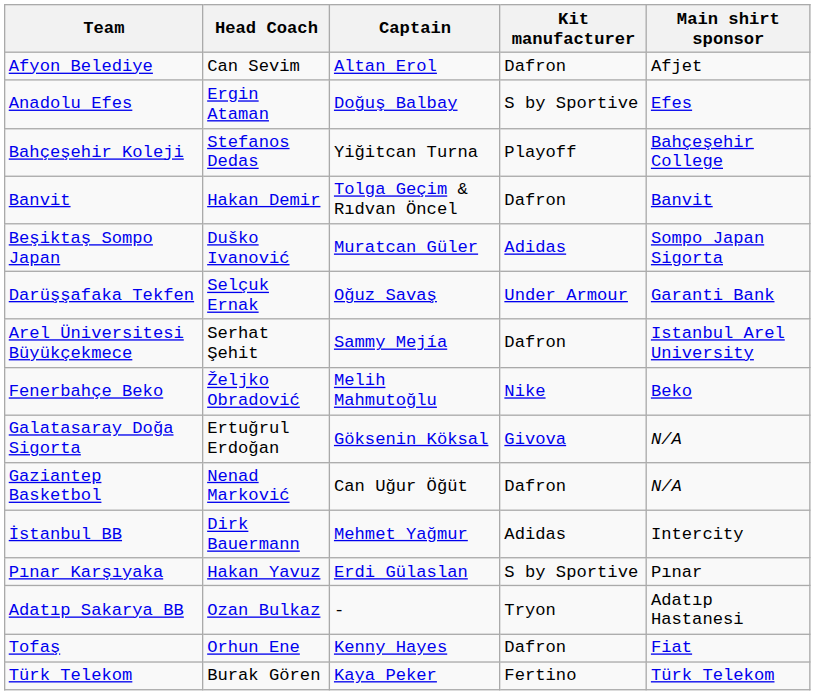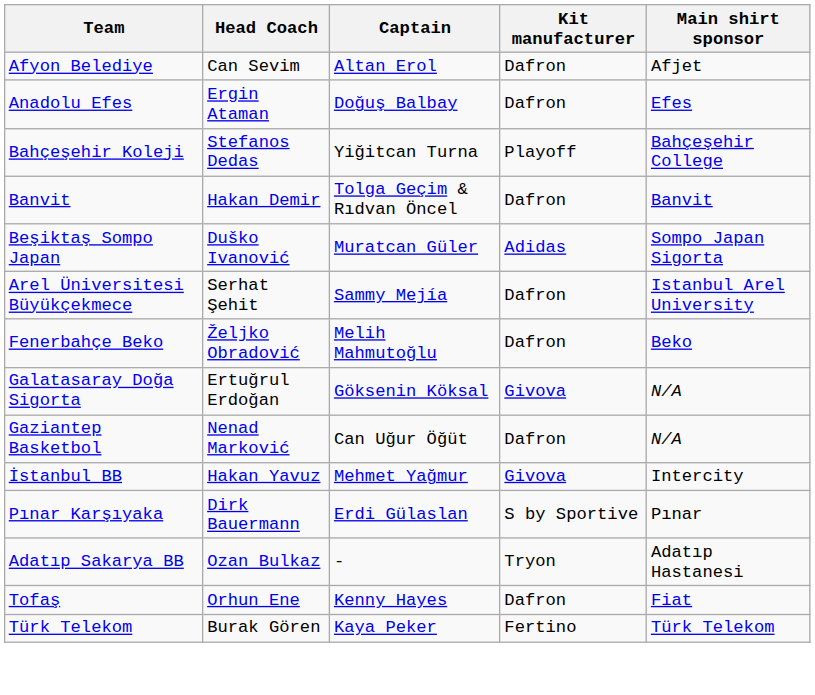(571, 104) S by Sportive -> (535, 104) Dafron
- row: (101, 295)
(525, 391) Nike -> (535, 343) Dafron
(254, 534) Dirk Bauermann -> (264, 477) Hakan Yavuz
(535, 534) Adidas -> (535, 477) Givova
(264, 572) Hakan Yavuz -> (254, 514) Dirk Bauermann
